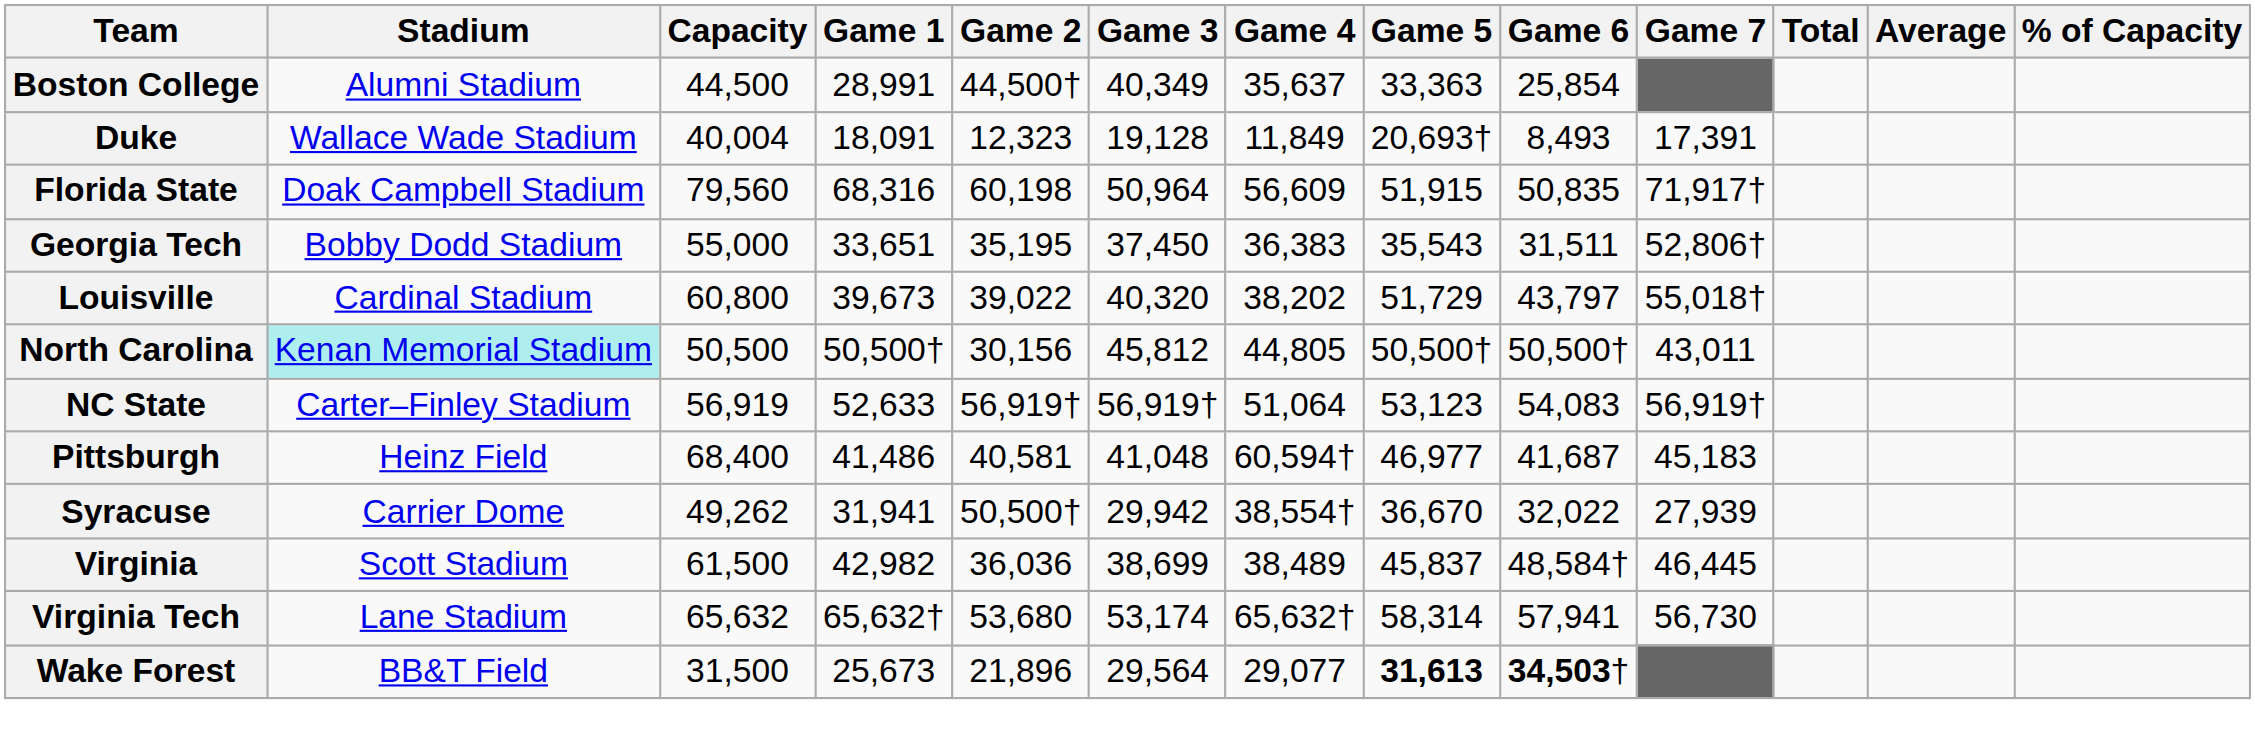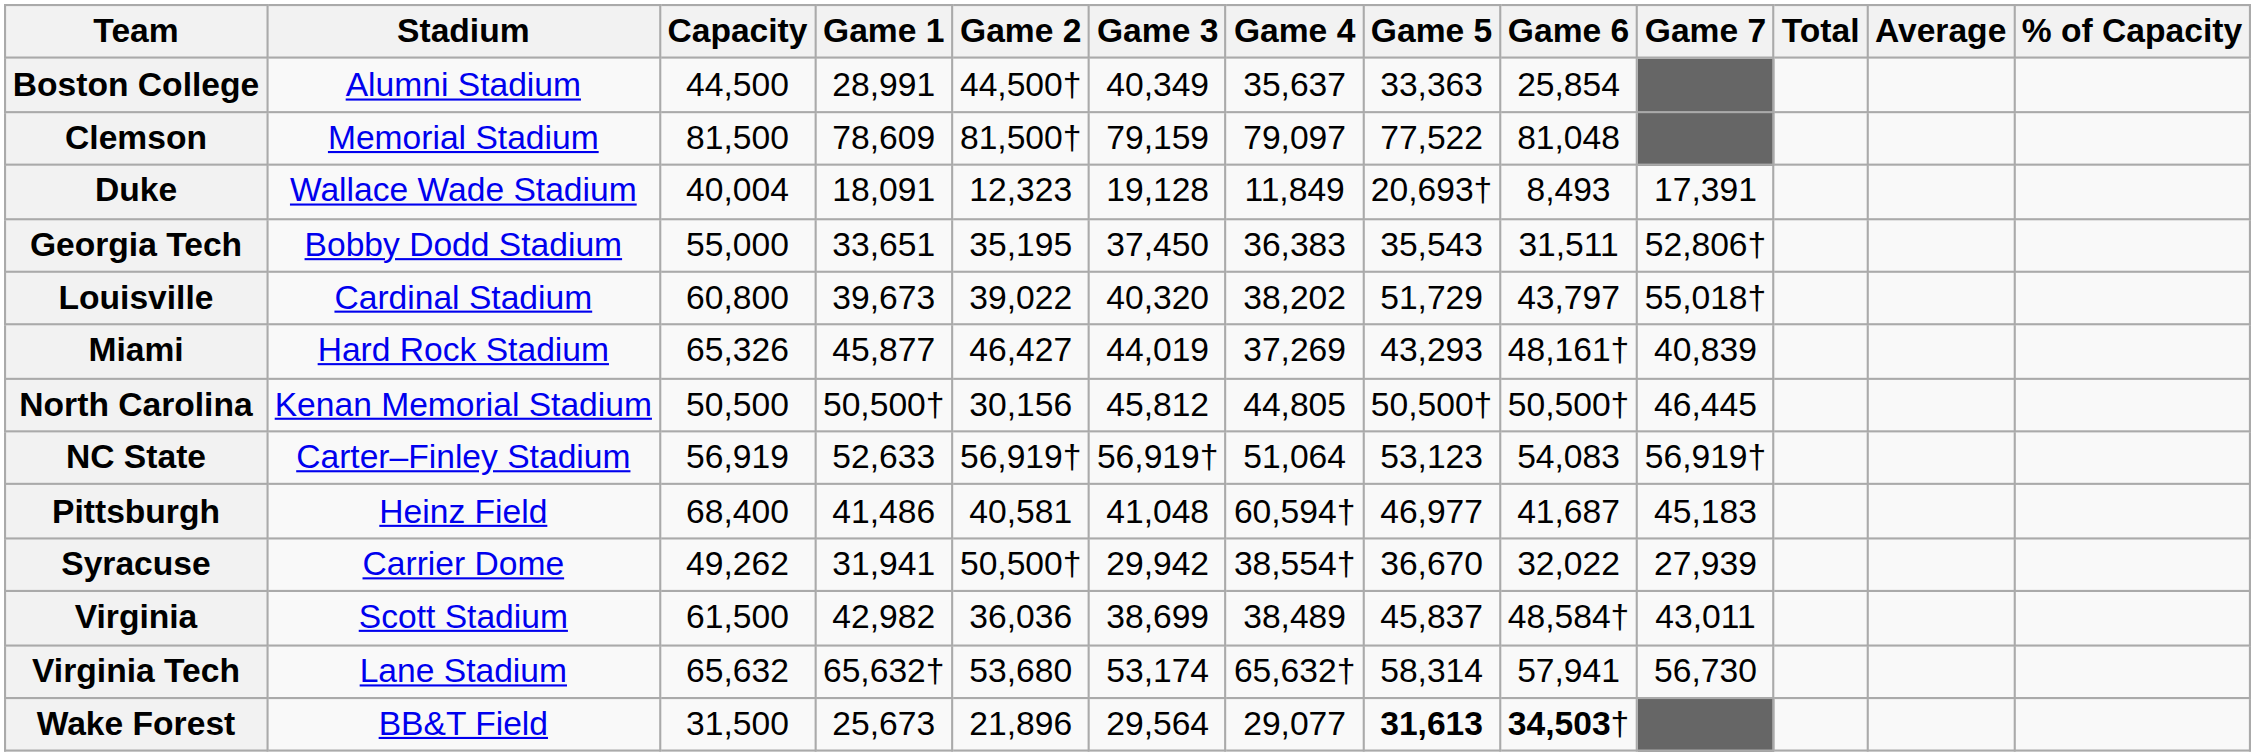+ row: (136, 137)
- row: (136, 191)
+ row: (136, 350)
(463, 350) paleturquoise background -> (463, 404) no background
(1705, 350) 43,011 -> (1705, 404) 46,445
(1705, 564) 46,445 -> (1705, 617) 43,011
